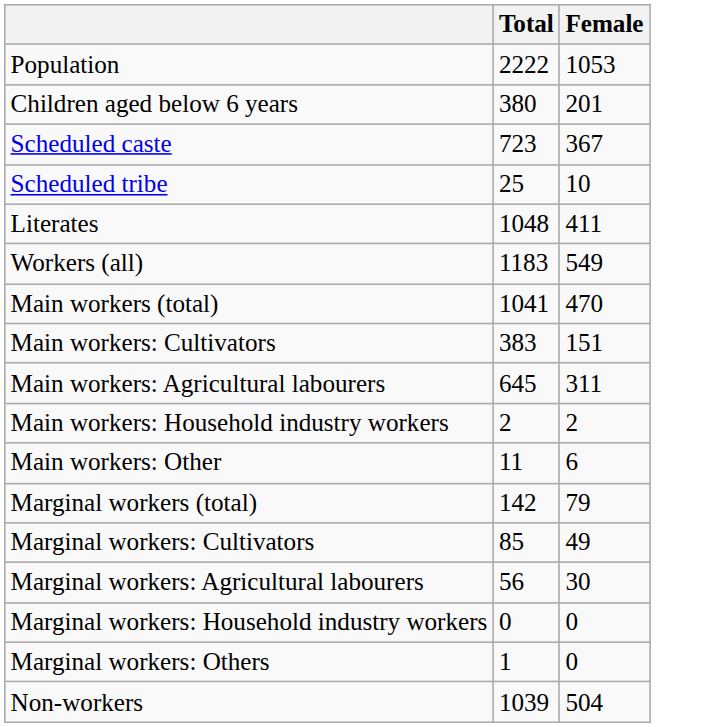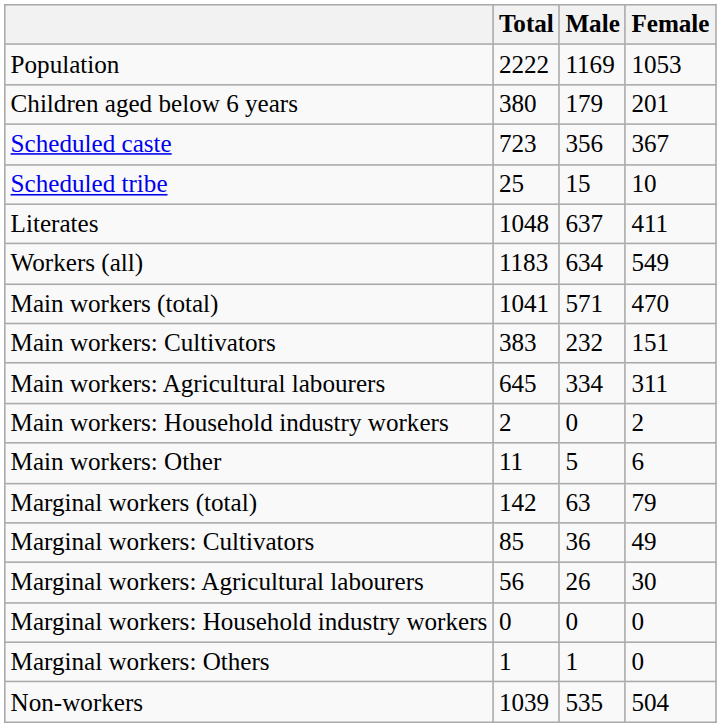+ column: (593, 24)
